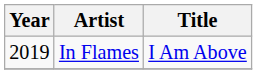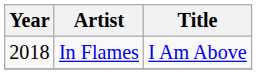(29, 52) 2019 -> (29, 52) 2018
